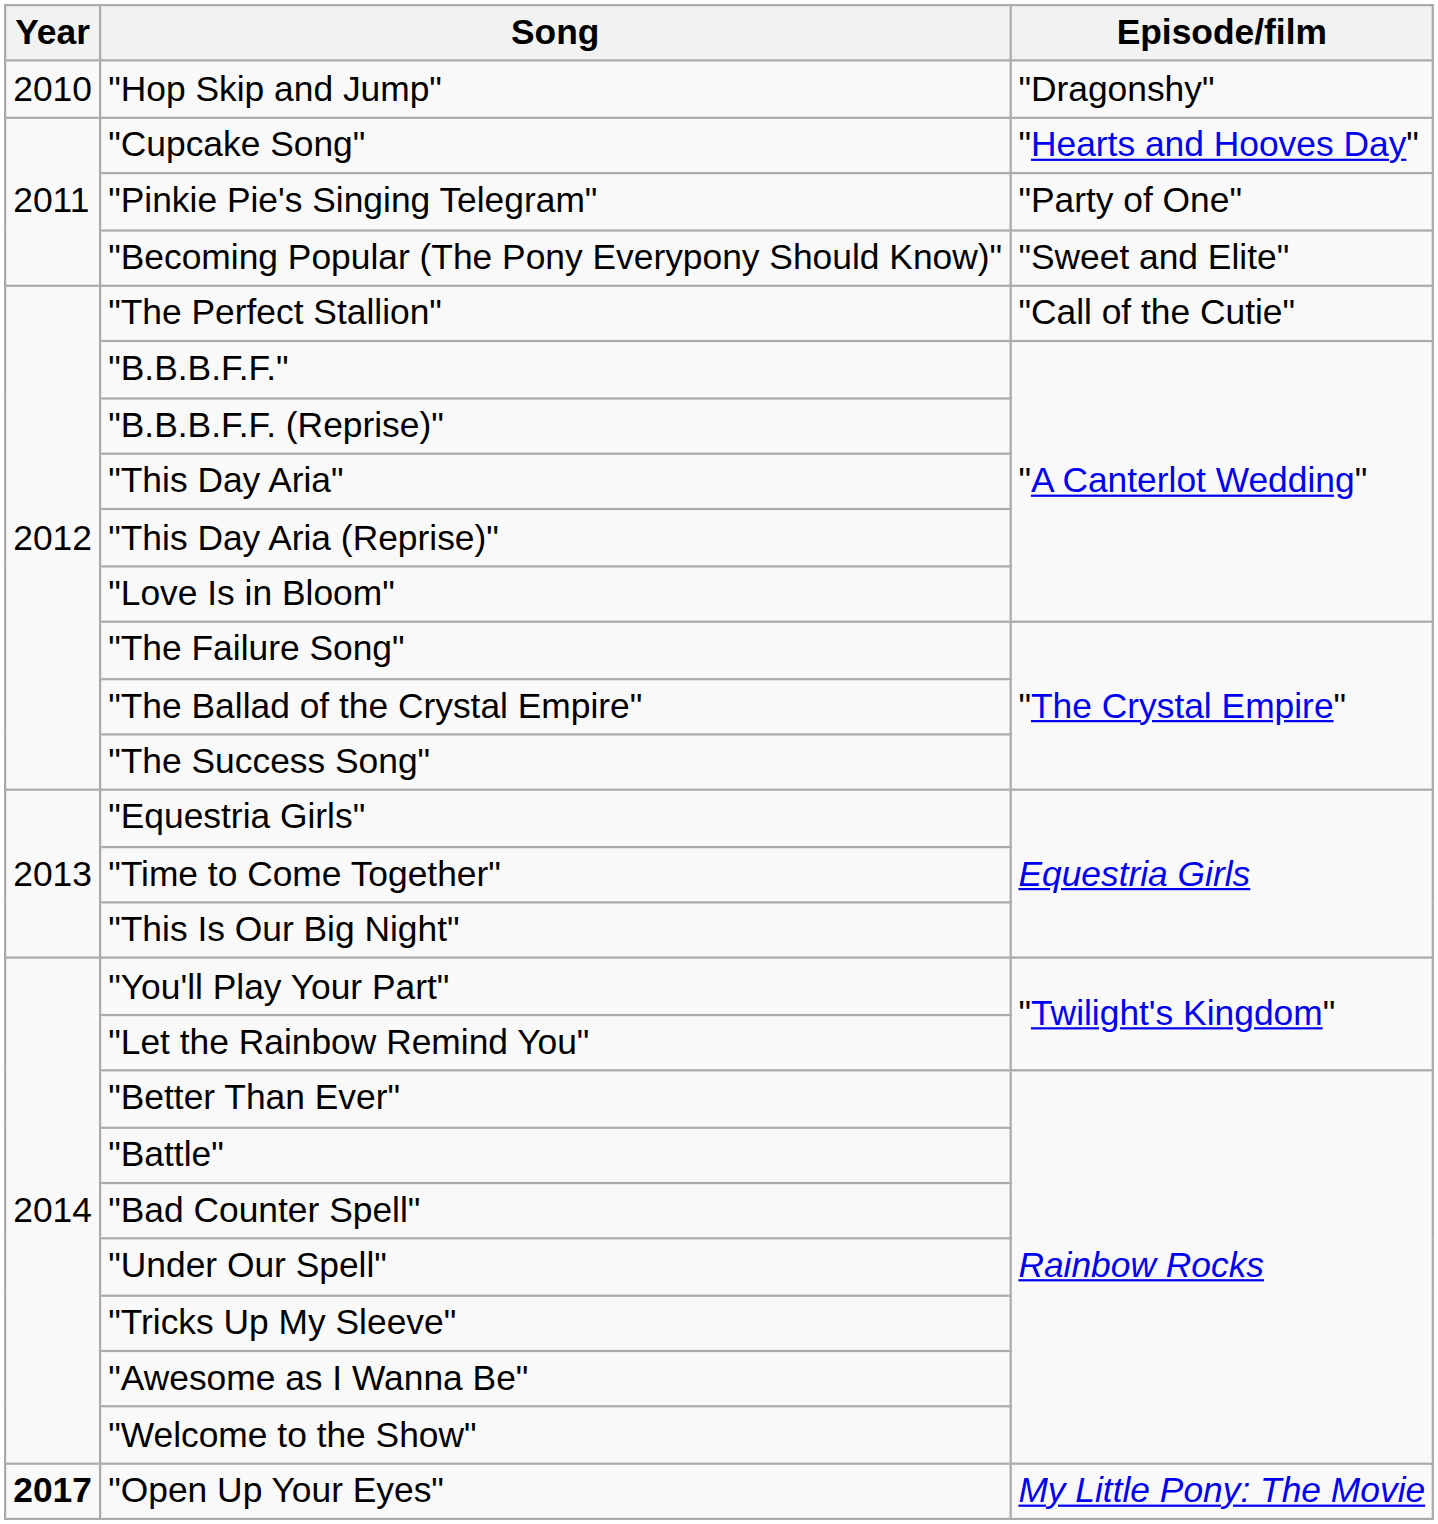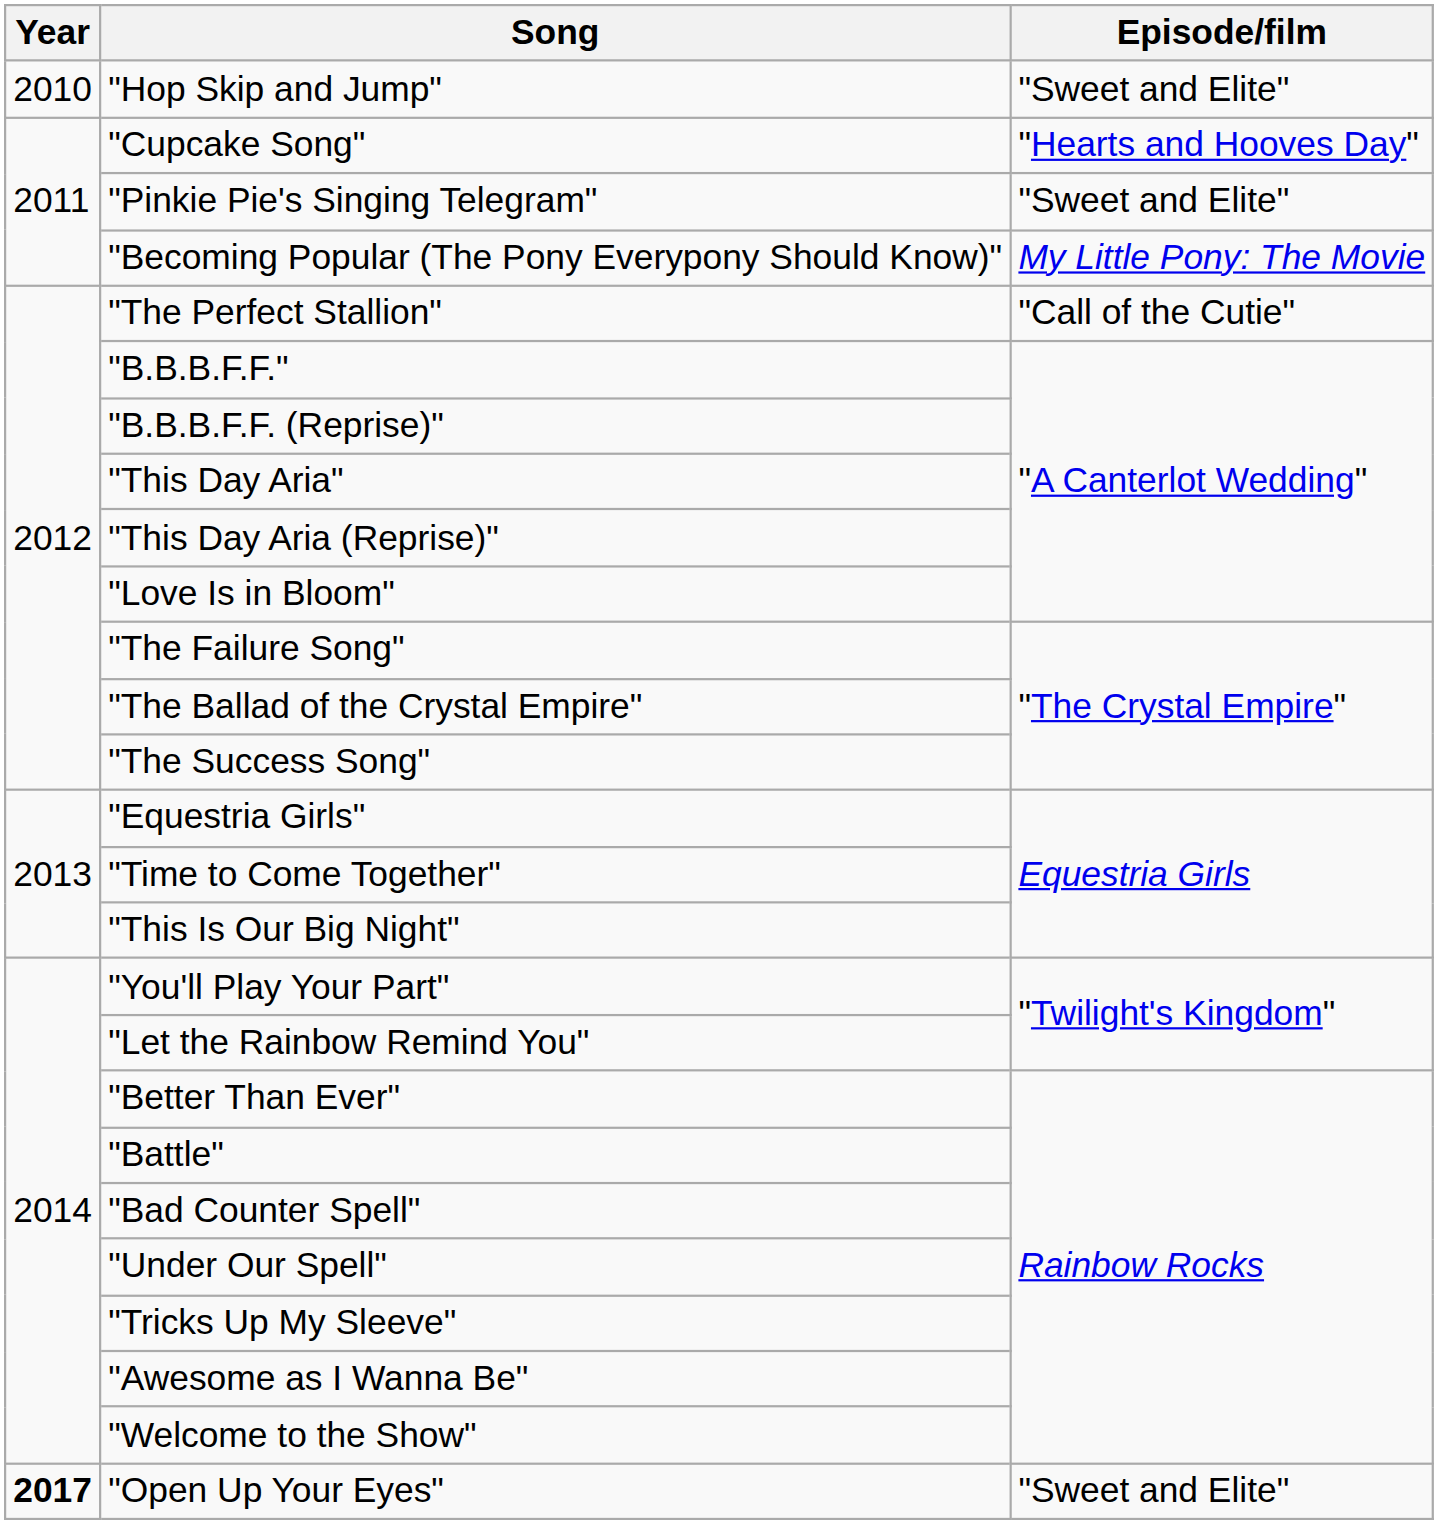(1116, 88) "Dragonshy" -> (1154, 88) "Sweet and Elite"
(1130, 200) "Party of One" -> (1154, 200) "Sweet and Elite"
(1154, 256) "Sweet and Elite" -> (1222, 256) My Little Pony: The Movie
(1222, 1490) My Little Pony: The Movie -> (1154, 1490) "Sweet and Elite"
